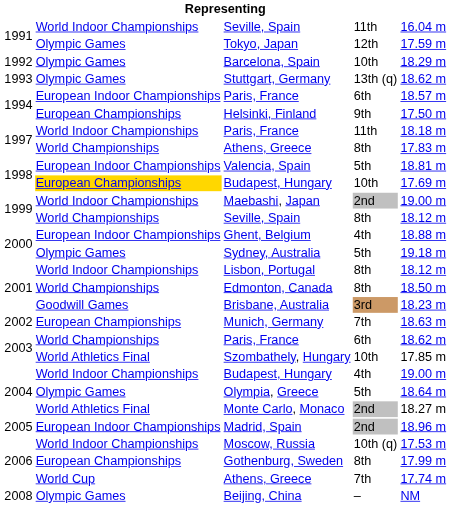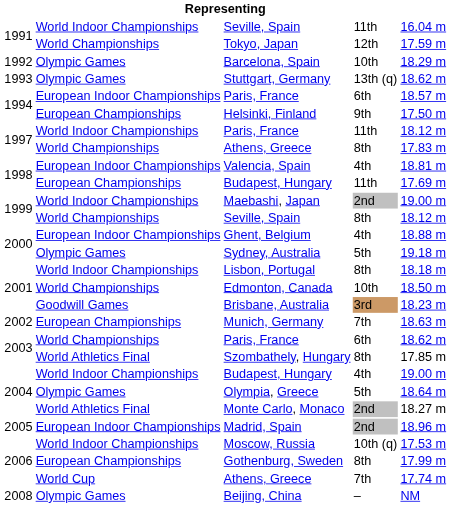(81, 44) Olympic Games -> (97, 44) World Championships
(423, 131) 18.18 m -> (423, 131) 18.12 m
(363, 166) 5th -> (363, 166) 4th
(108, 183) gold background -> (108, 183) no background
(366, 183) 10th -> (366, 183) 11th
(423, 270) 18.12 m -> (423, 270) 18.18 m
(363, 287) 8th -> (366, 287) 10th
(366, 357) 10th -> (363, 357) 8th
